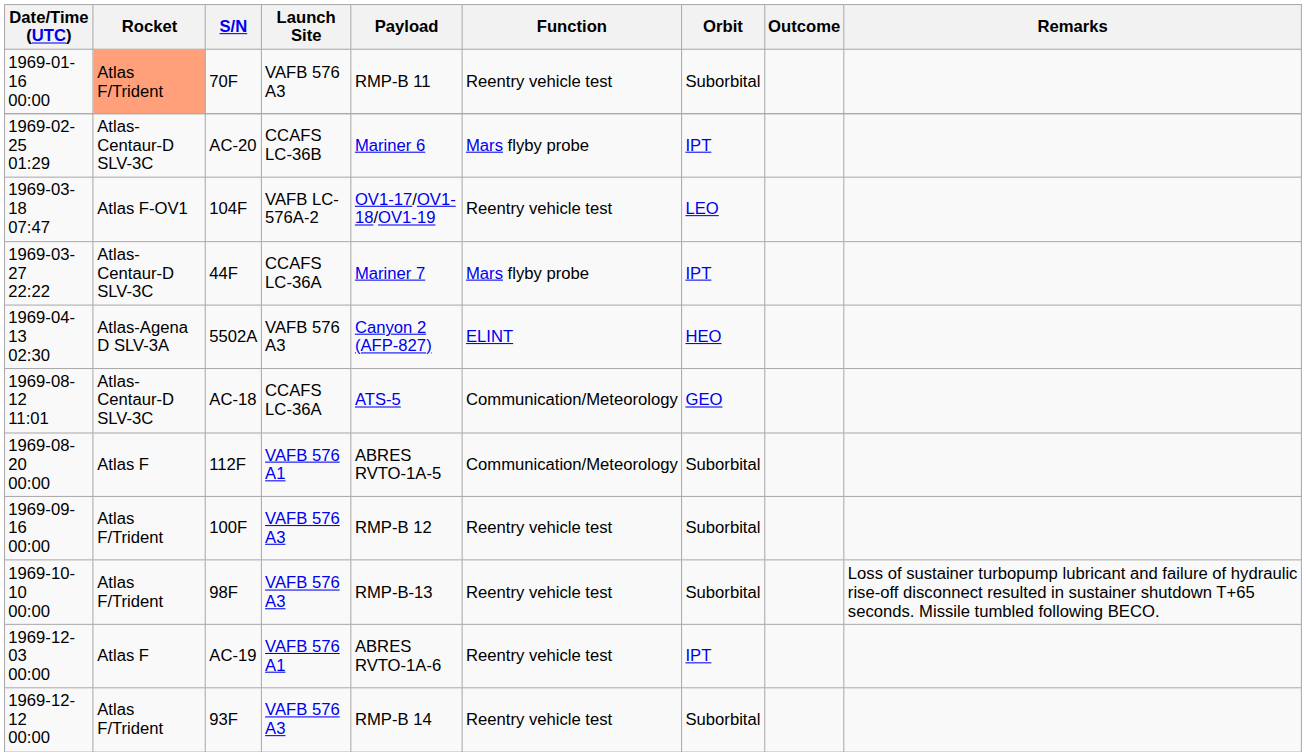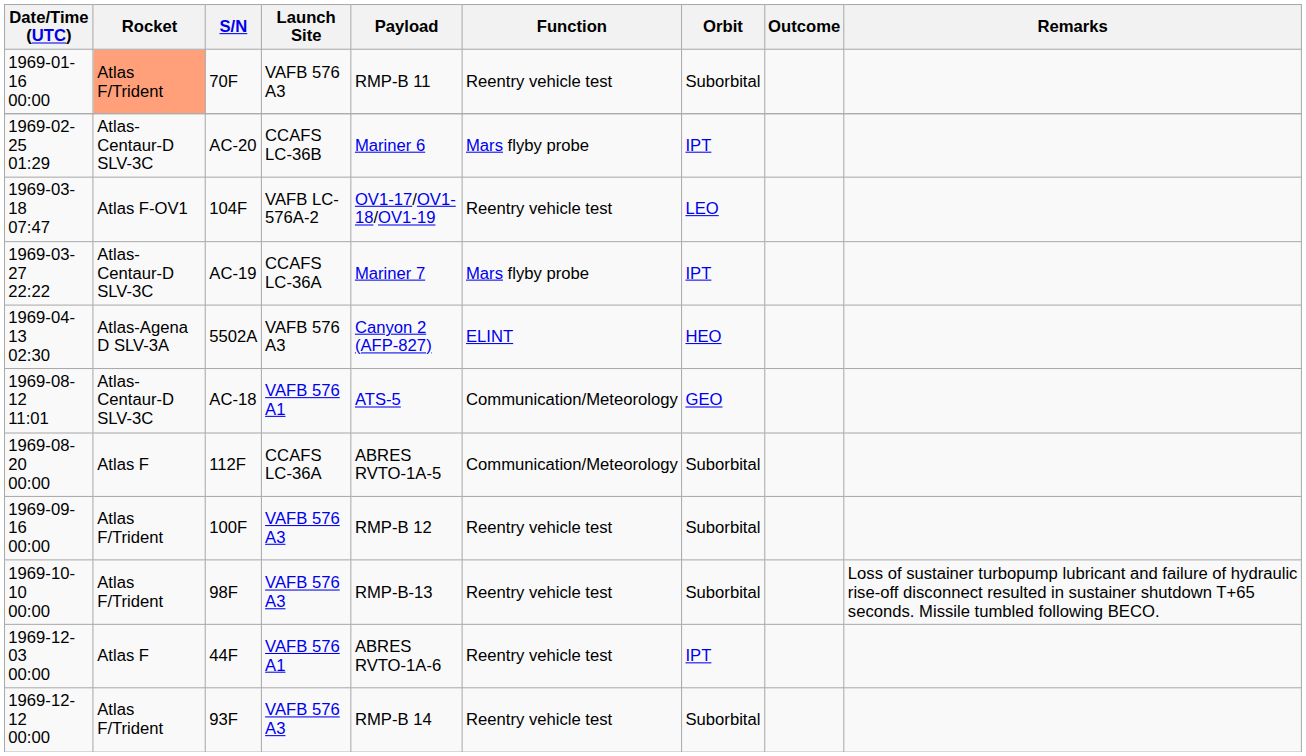(224, 273) 44F -> (233, 273) AC-19
(293, 400) CCAFS LC-36A -> (302, 400) VAFB 576 A1
(302, 464) VAFB 576 A1 -> (293, 464) CCAFS LC-36A
(233, 655) AC-19 -> (224, 655) 44F
